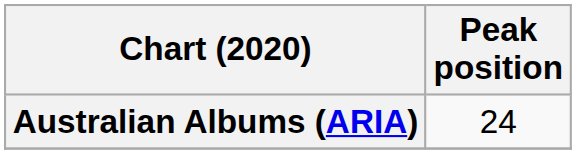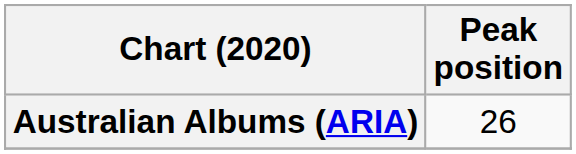(498, 121) 24 -> (498, 121) 26
